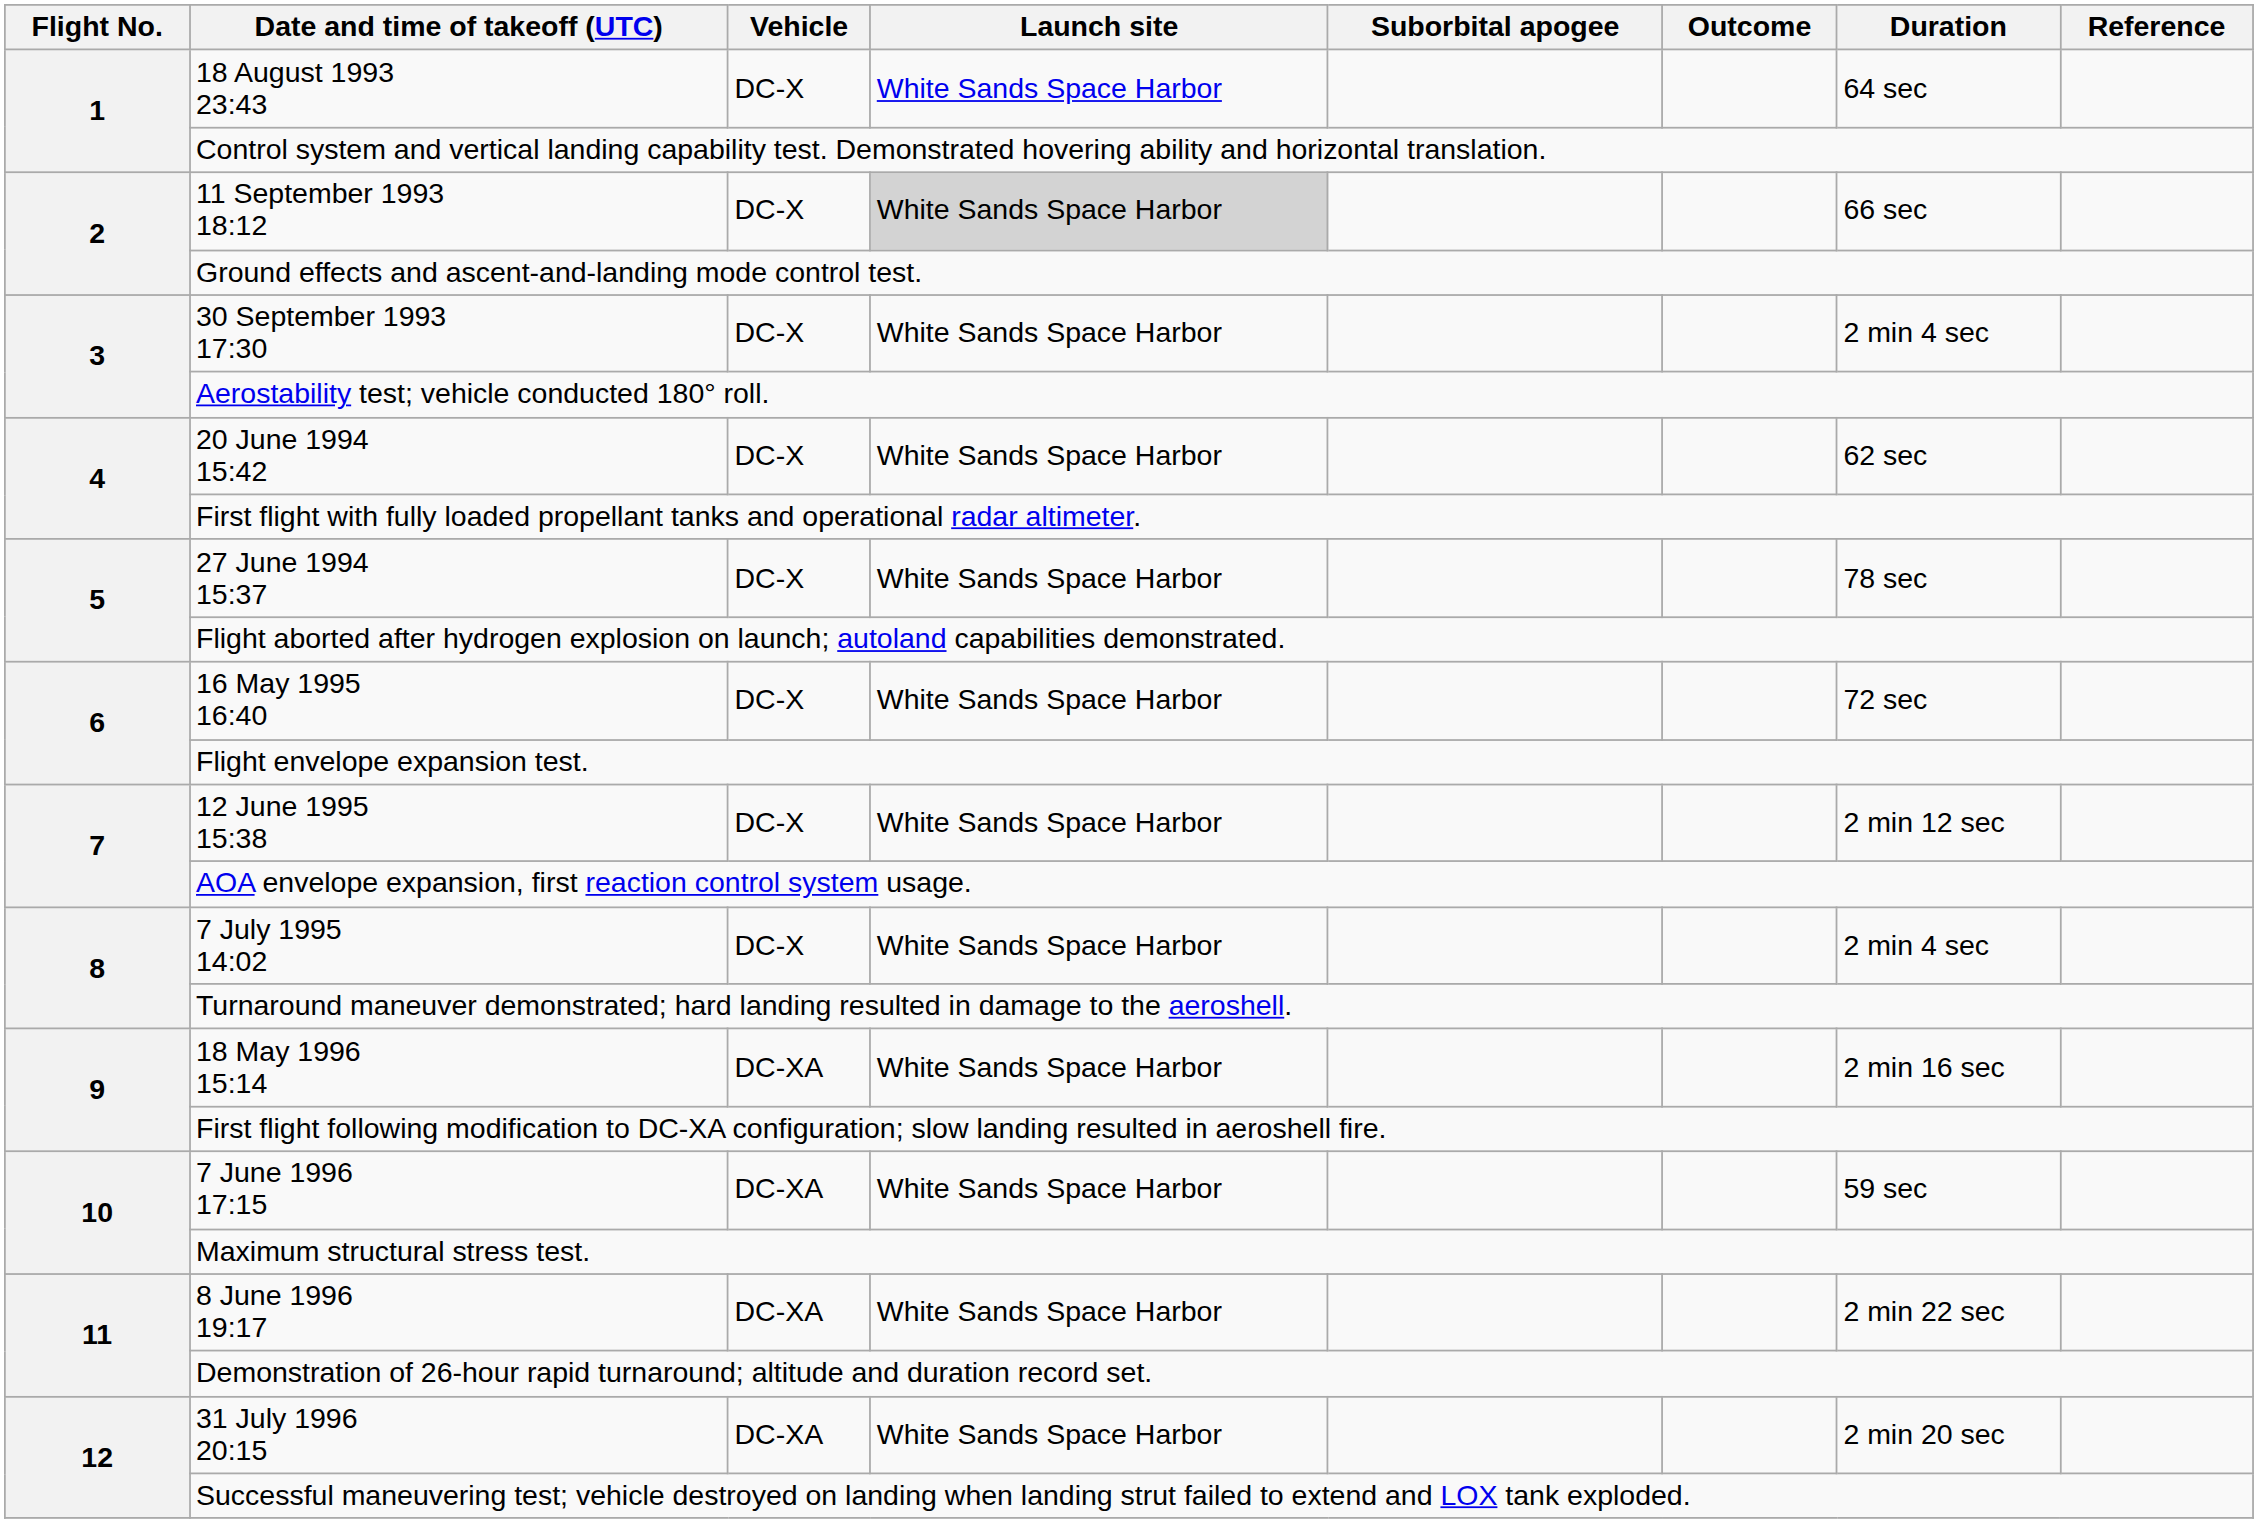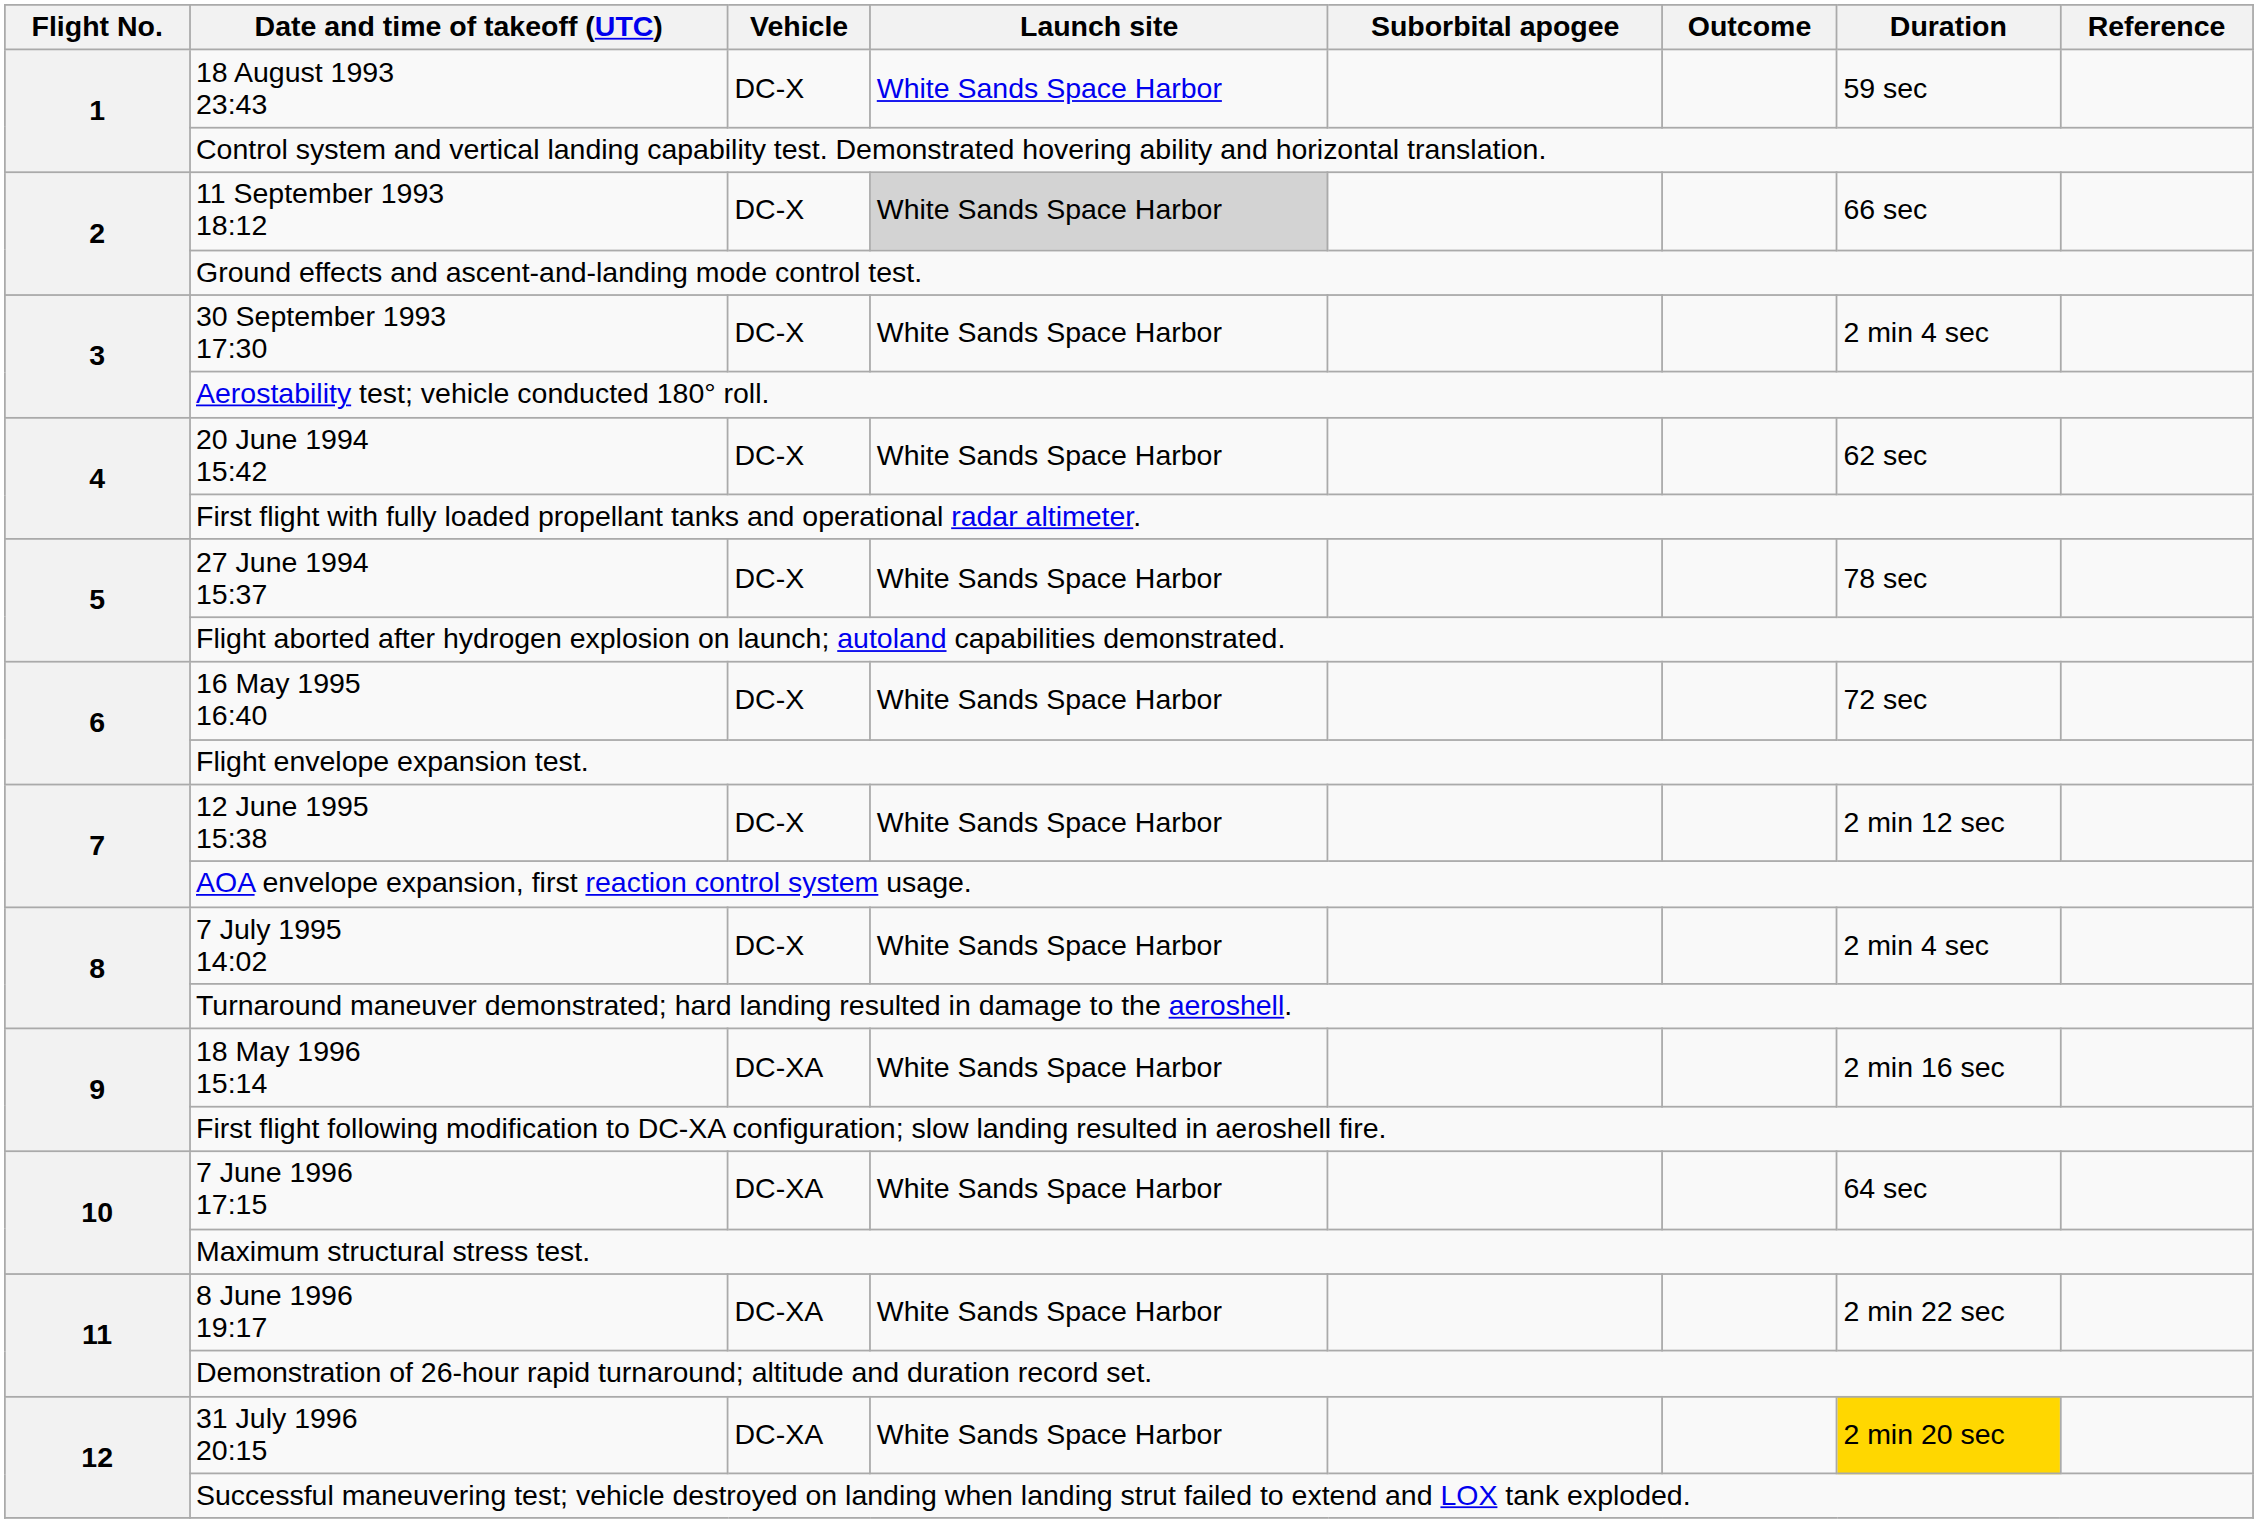(1885, 88) 64 sec -> (1885, 88) 59 sec
(1885, 1189) 59 sec -> (1885, 1189) 64 sec
(1924, 1434) no background -> (1924, 1434) gold background
